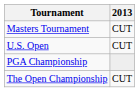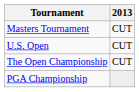rows swapped: (57, 79) <-> (47, 62)
